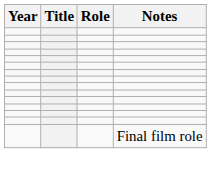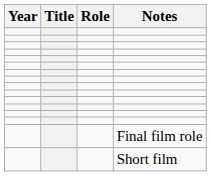+ row: (23, 159)
